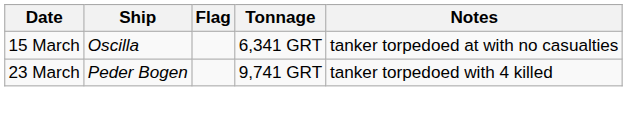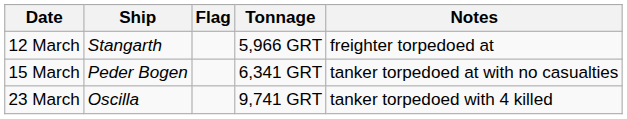+ row: (44, 45)
(113, 45) Oscilla -> (138, 72) Peder Bogen
(138, 72) Peder Bogen -> (113, 99) Oscilla
